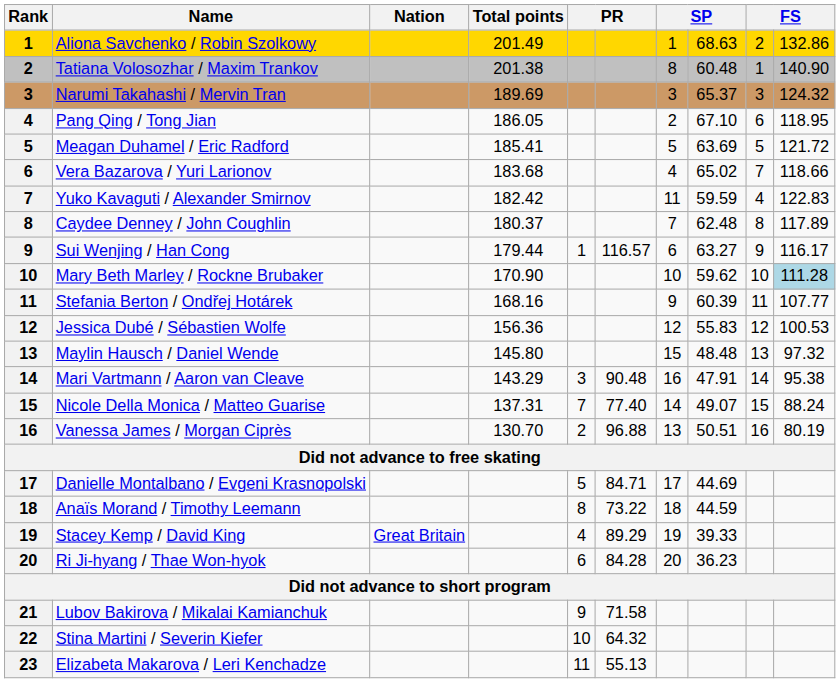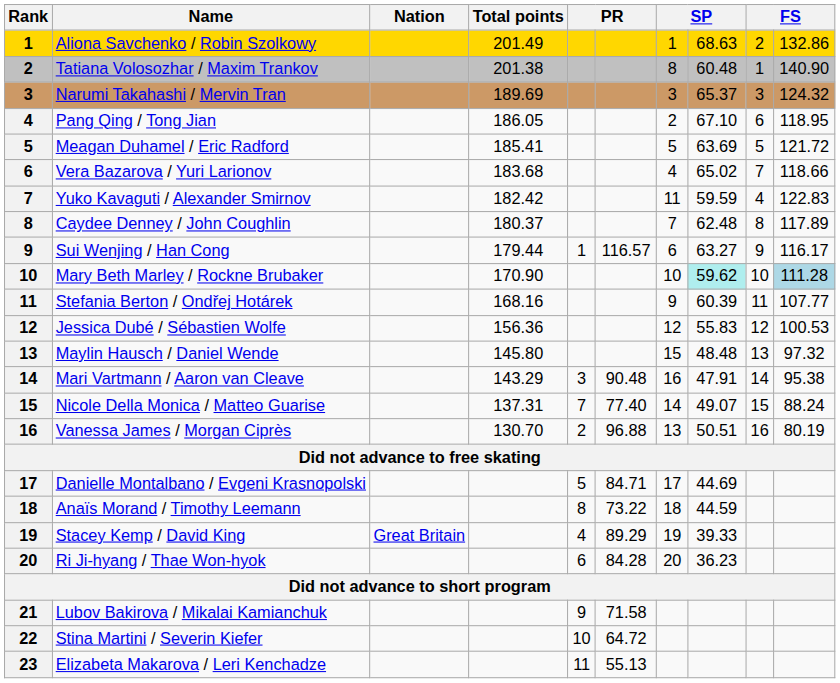(717, 276) no background -> (717, 276) paleturquoise background
(626, 638) 64.32 -> (626, 638) 64.72
